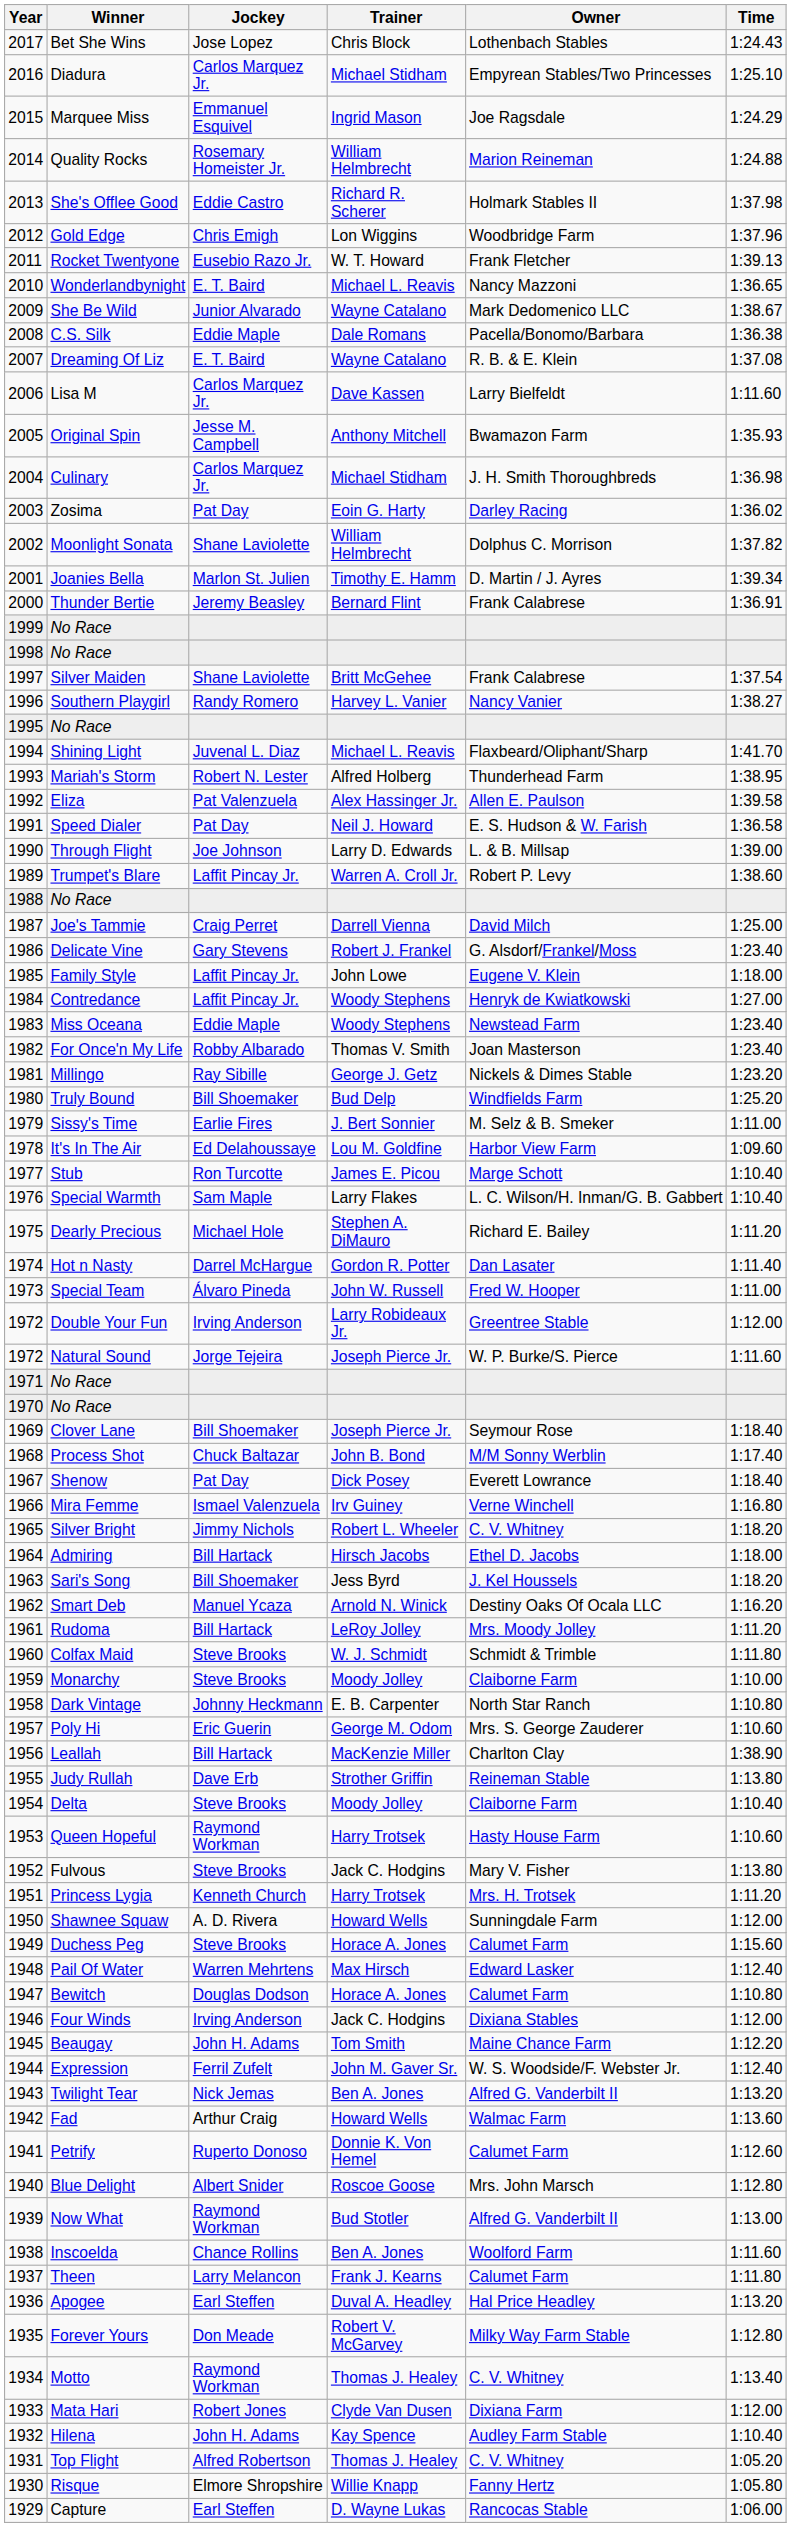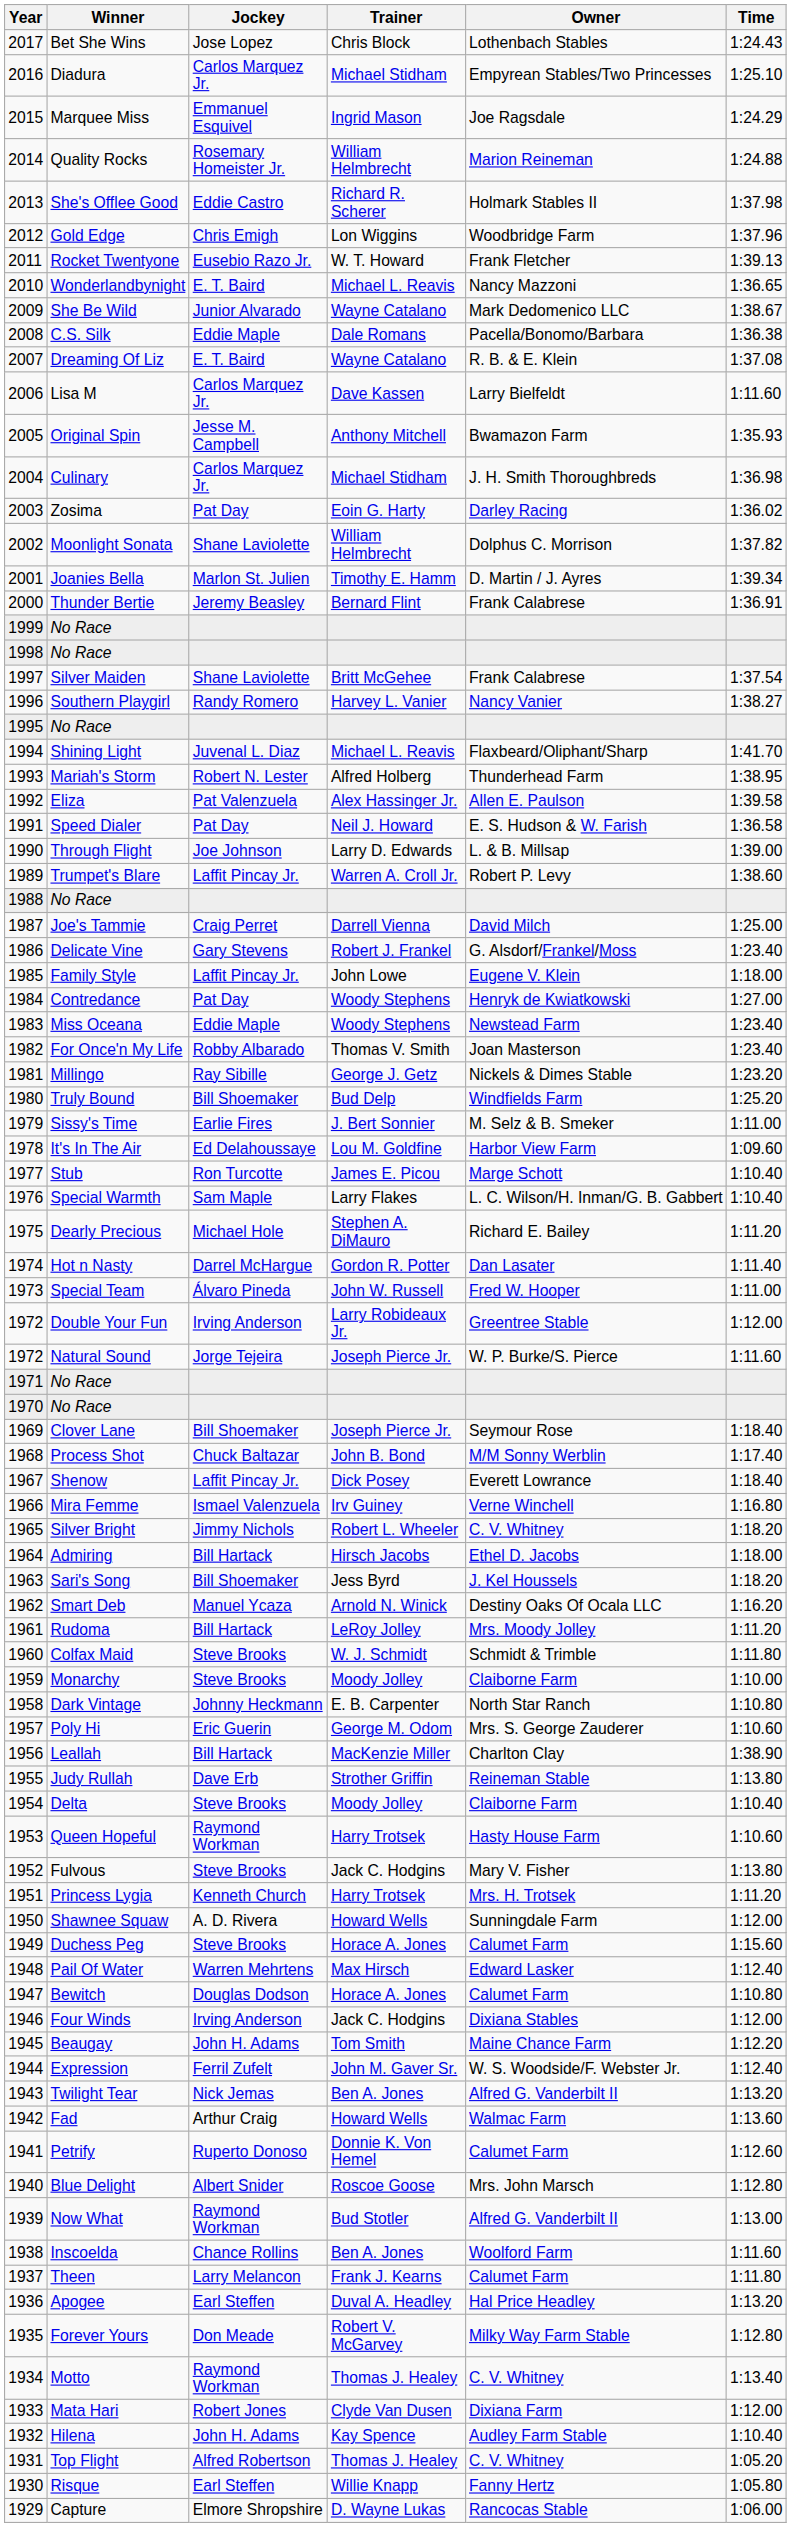(246, 1000) Laffit Pincay Jr. -> (221, 1000) Pat Day
(221, 1481) Pat Day -> (246, 1481) Laffit Pincay Jr.
(258, 2486) Elmore Shropshire -> (234, 2486) Earl Steffen
(234, 2511) Earl Steffen -> (258, 2511) Elmore Shropshire
